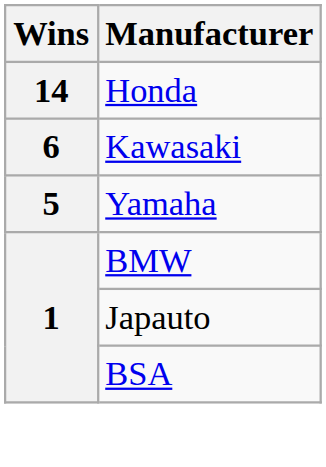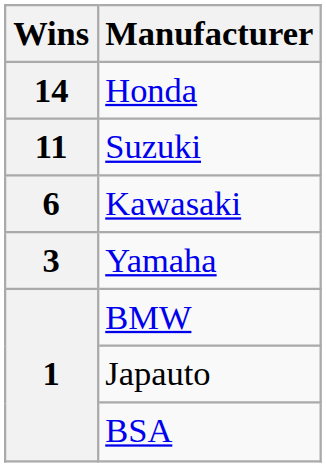+ row: (153, 146)
(51, 203) 5 -> (51, 260) 3
